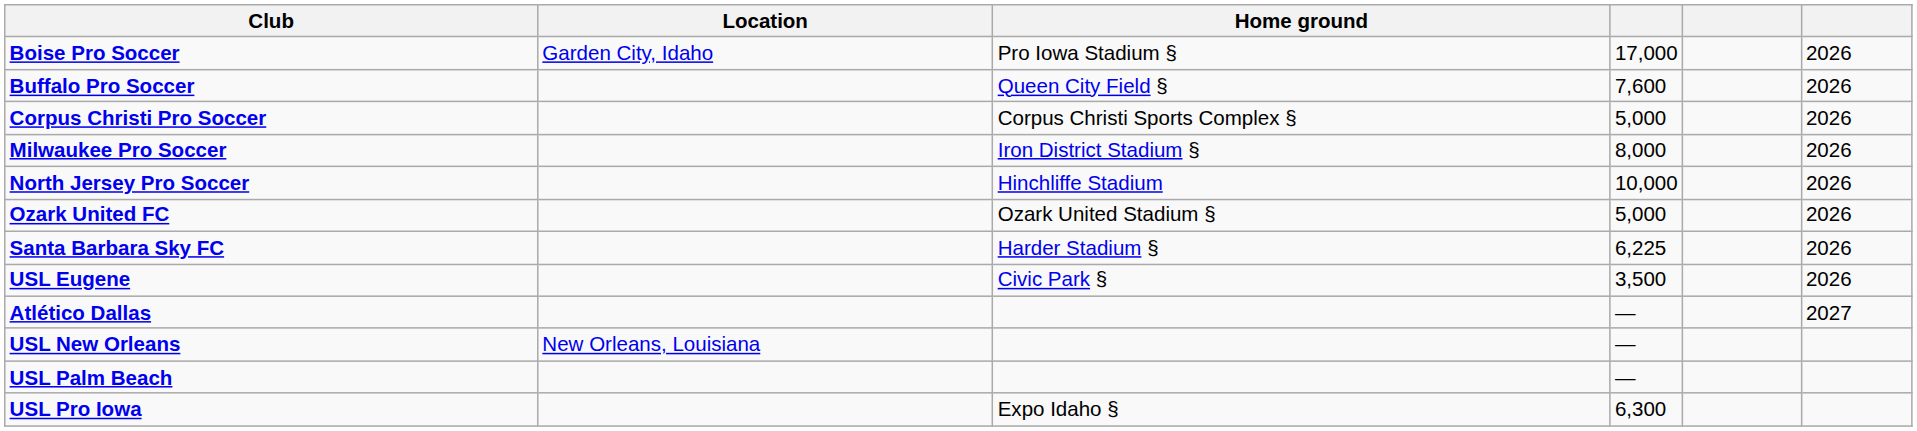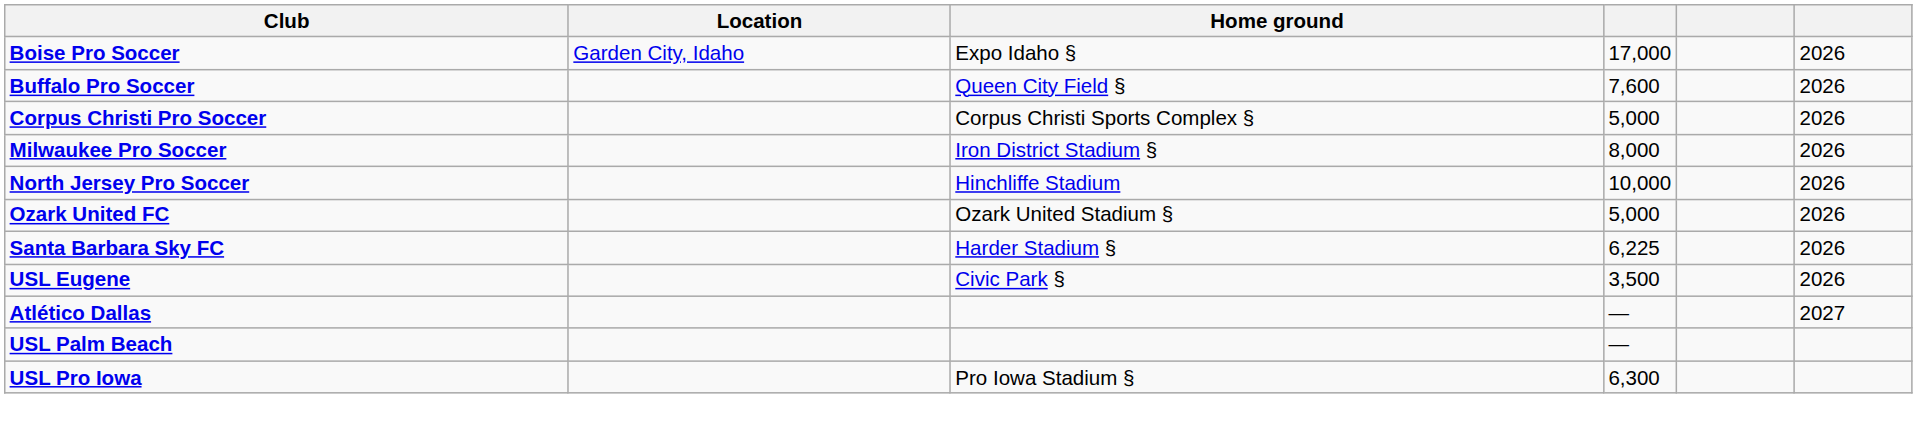(1087, 53) Pro Iowa Stadium § -> (1016, 53) Expo Idaho §
- row: (95, 344)
(1058, 409) Expo Idaho § -> (1045, 377) Pro Iowa Stadium §
